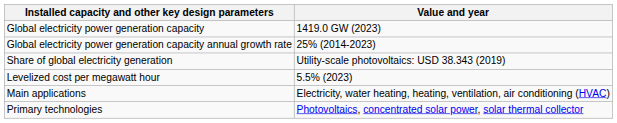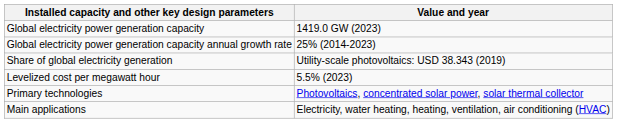rows swapped: (54, 110) <-> (46, 93)
